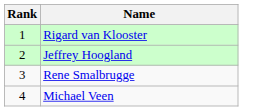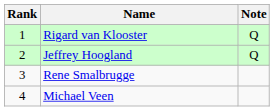+ column: (254, 14)
